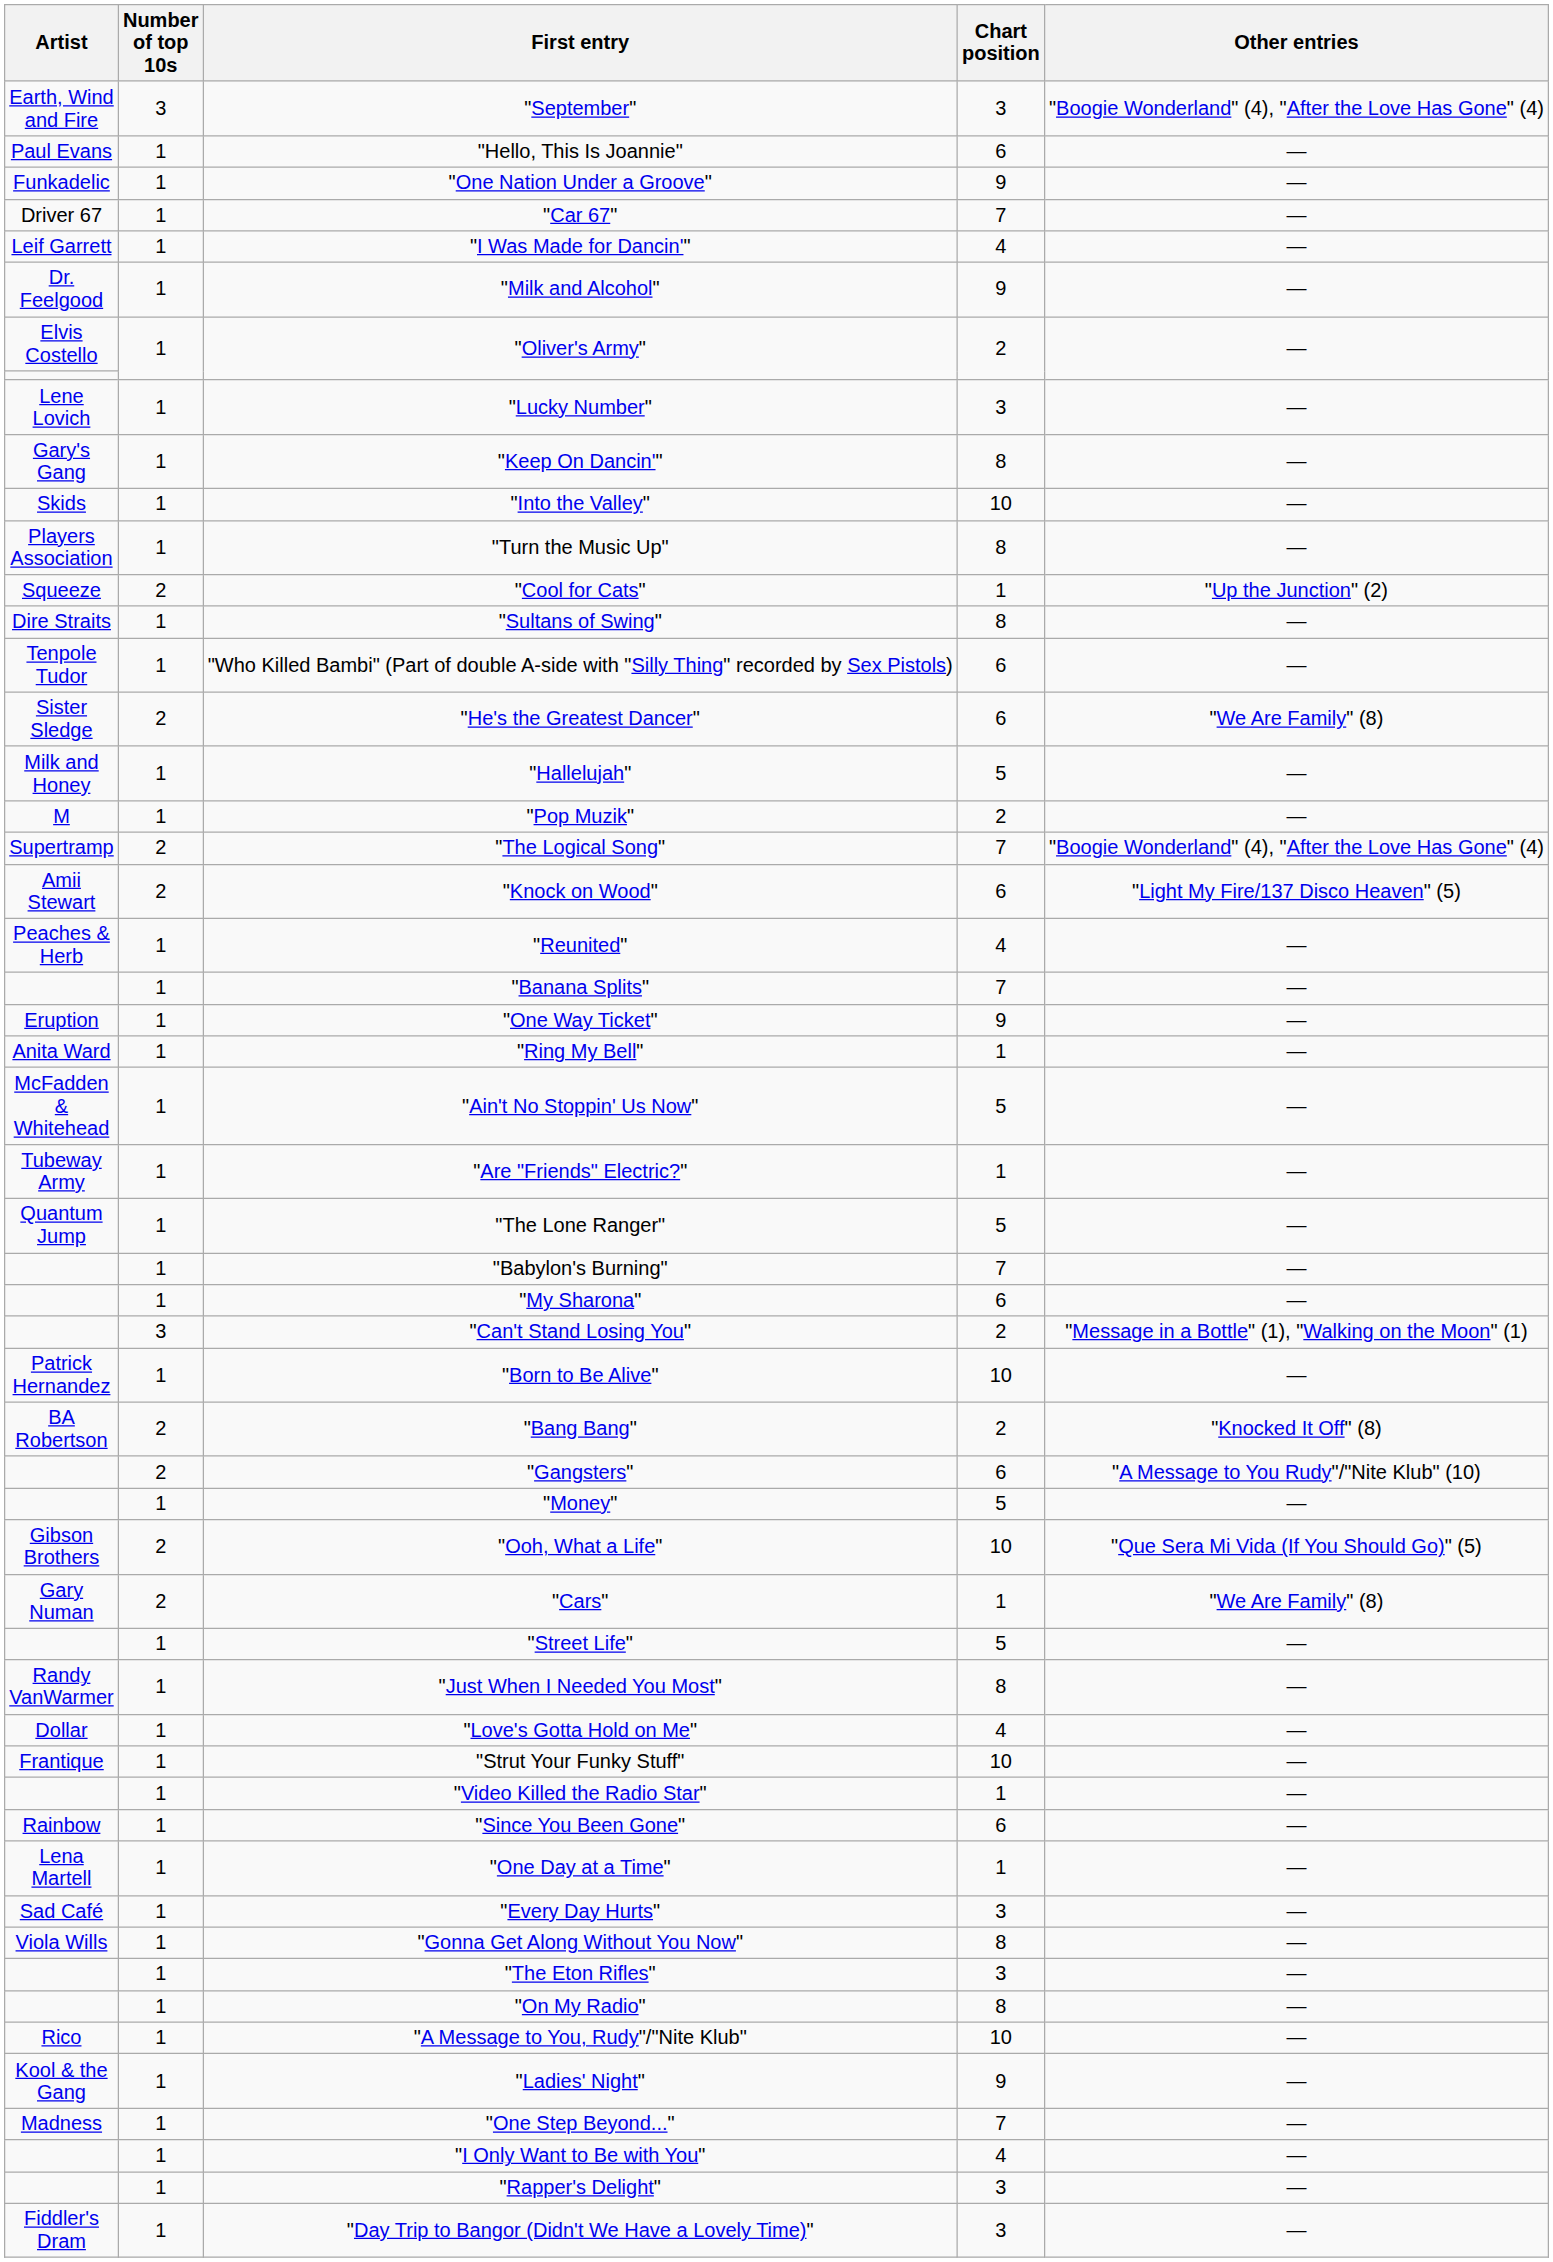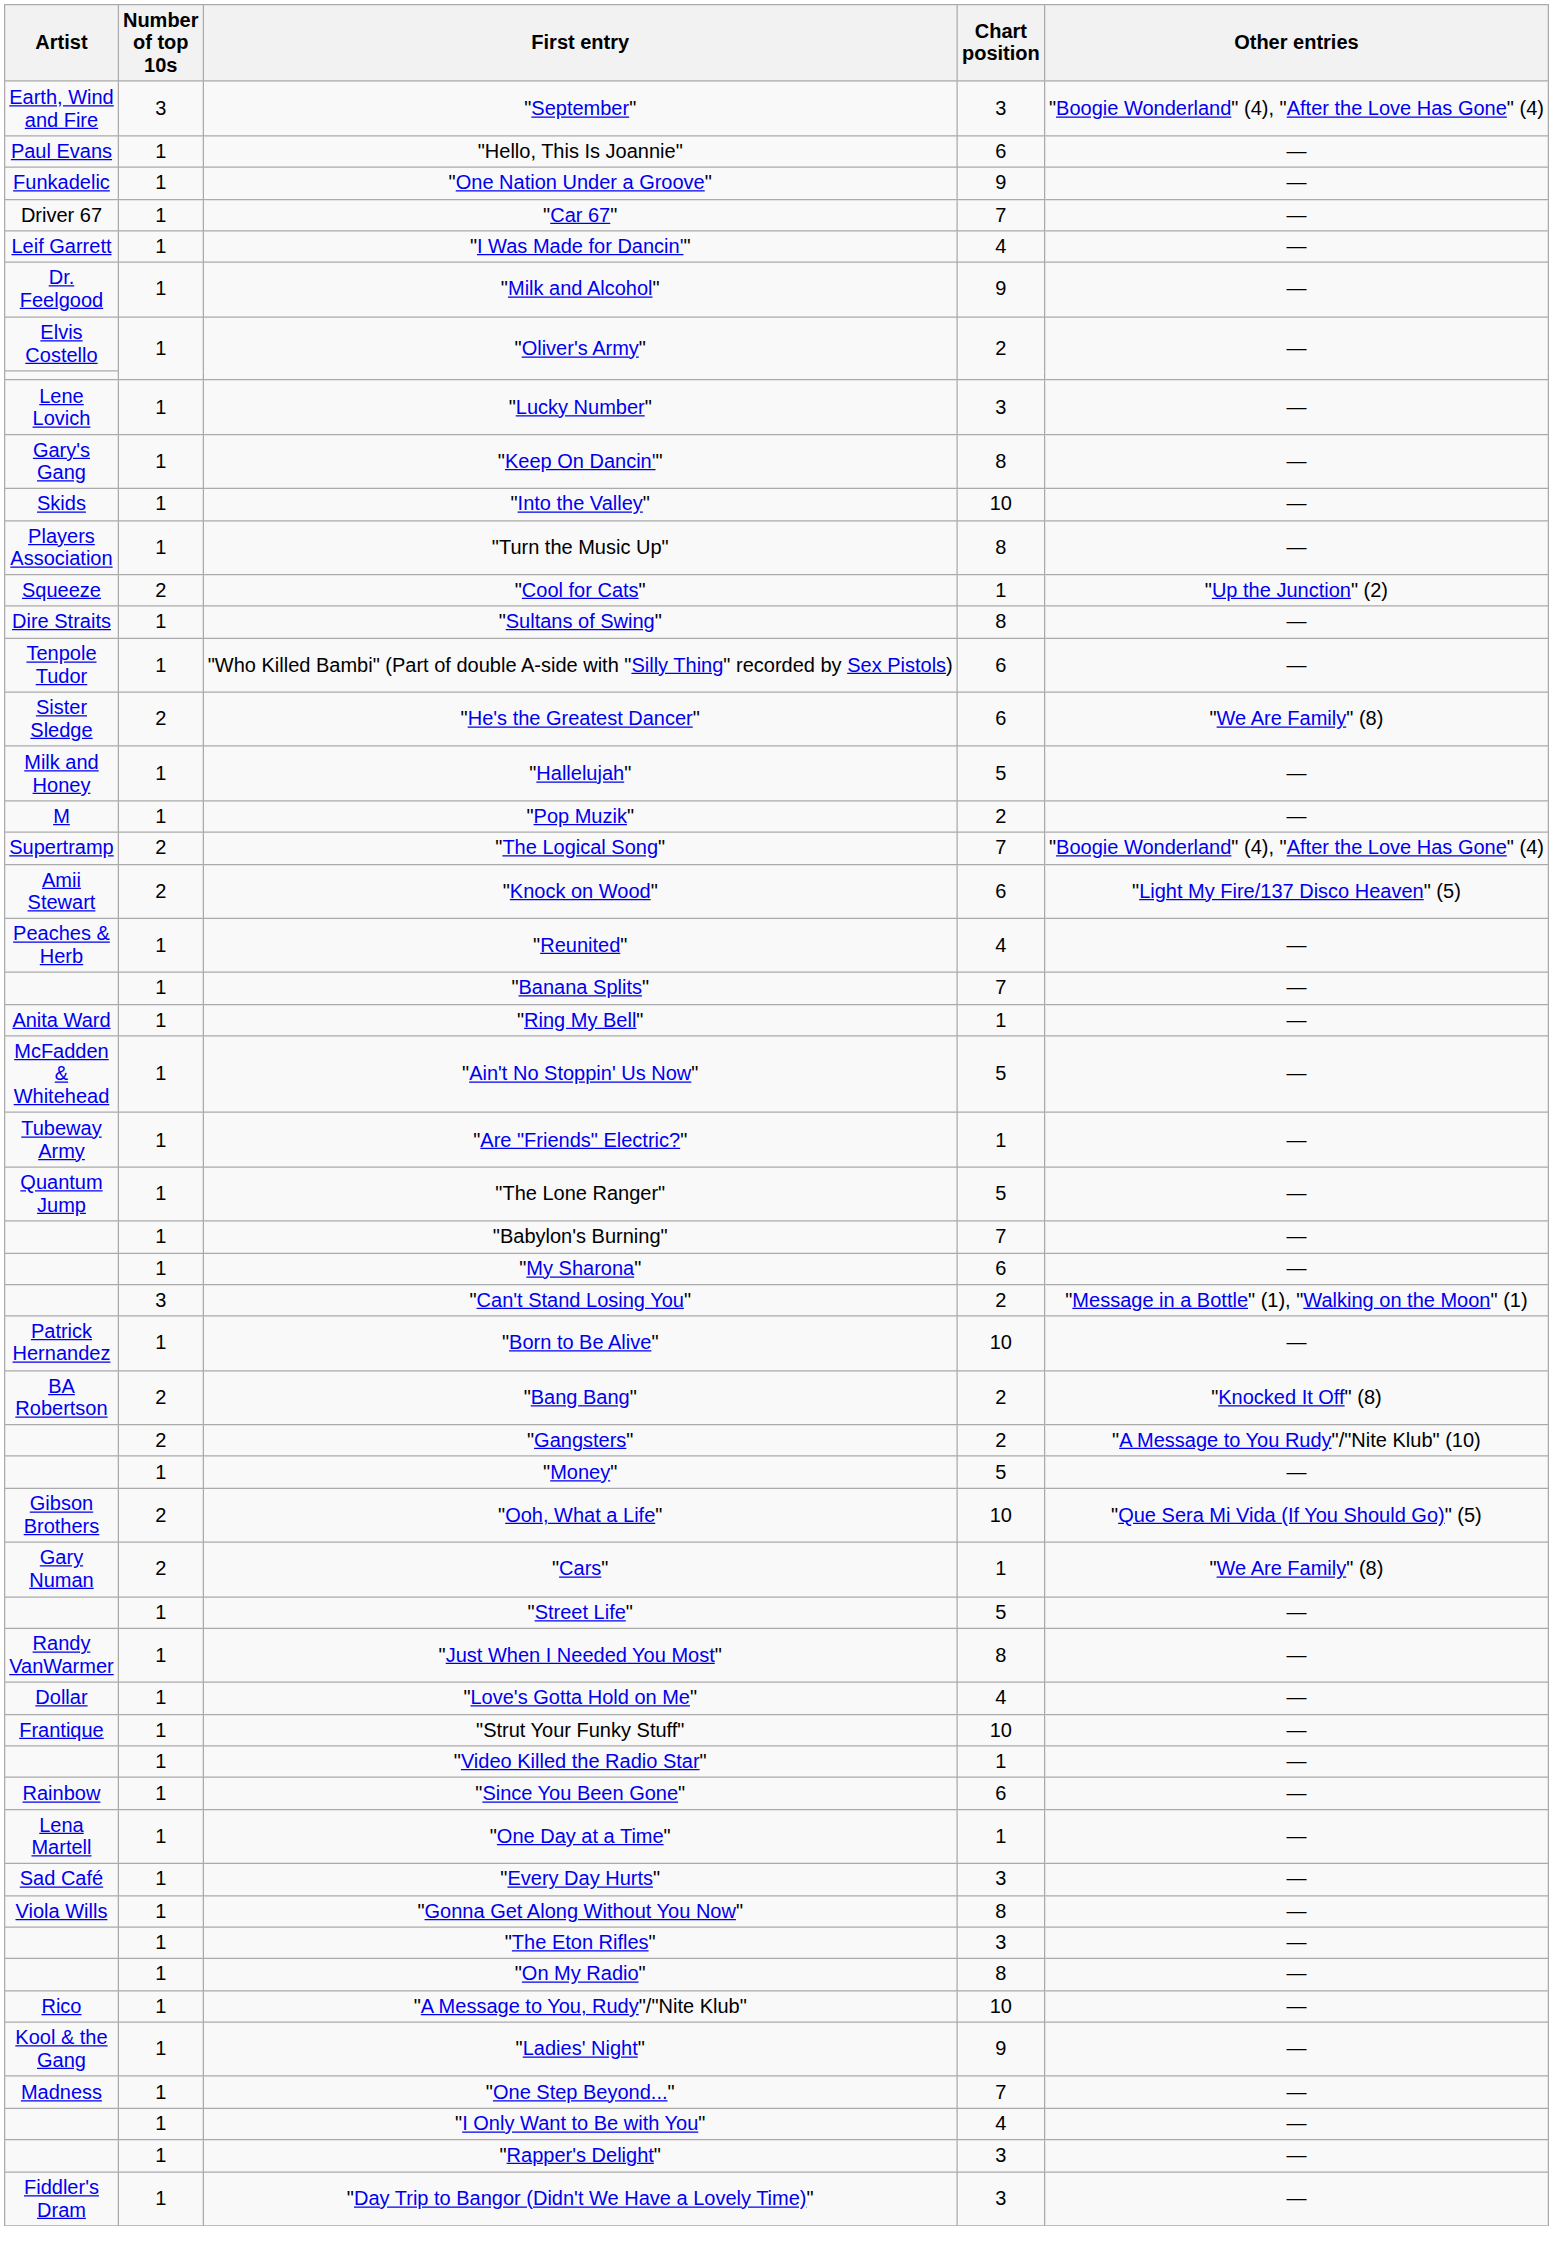- row: (61, 1019)
(1001, 1472) 6 -> (1001, 1440) 2
